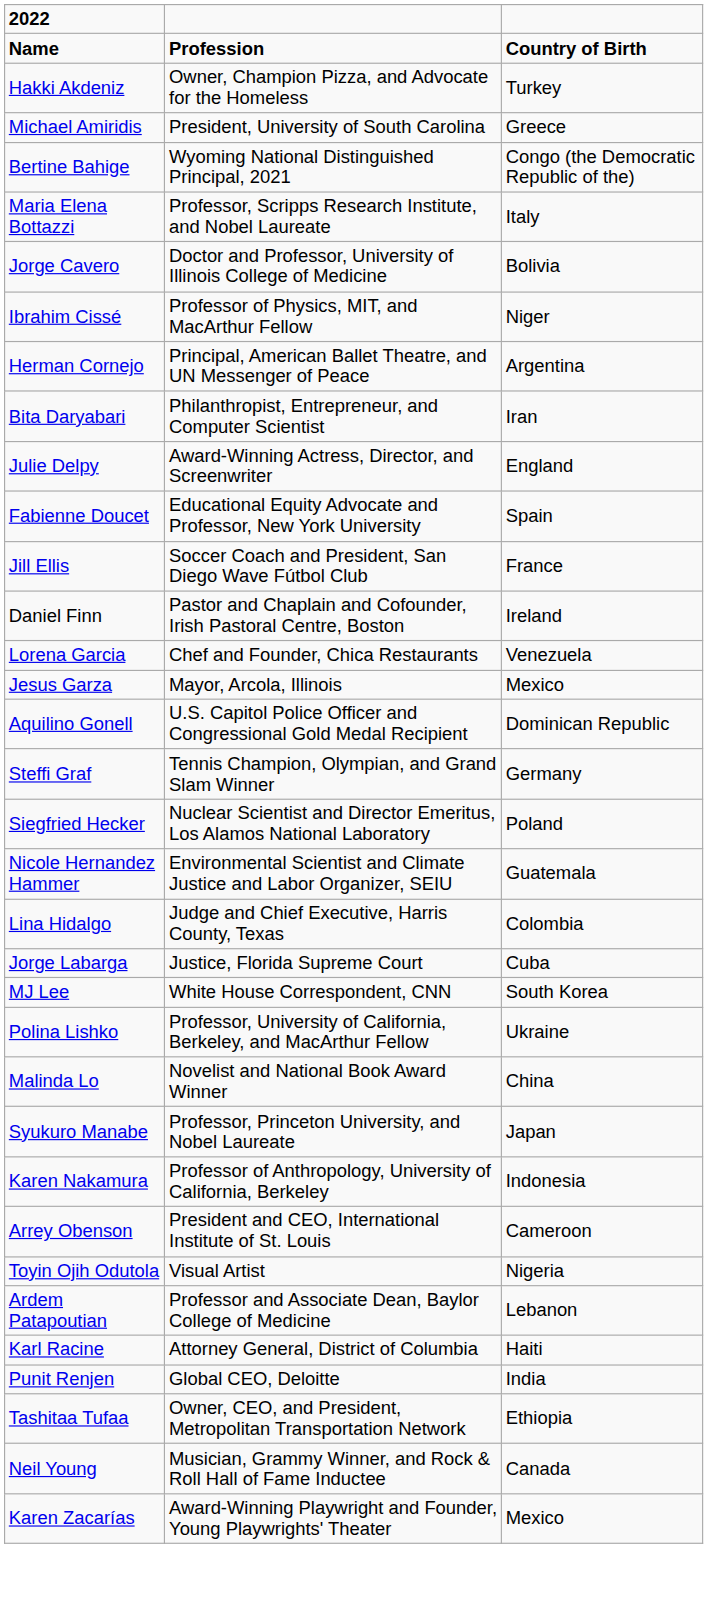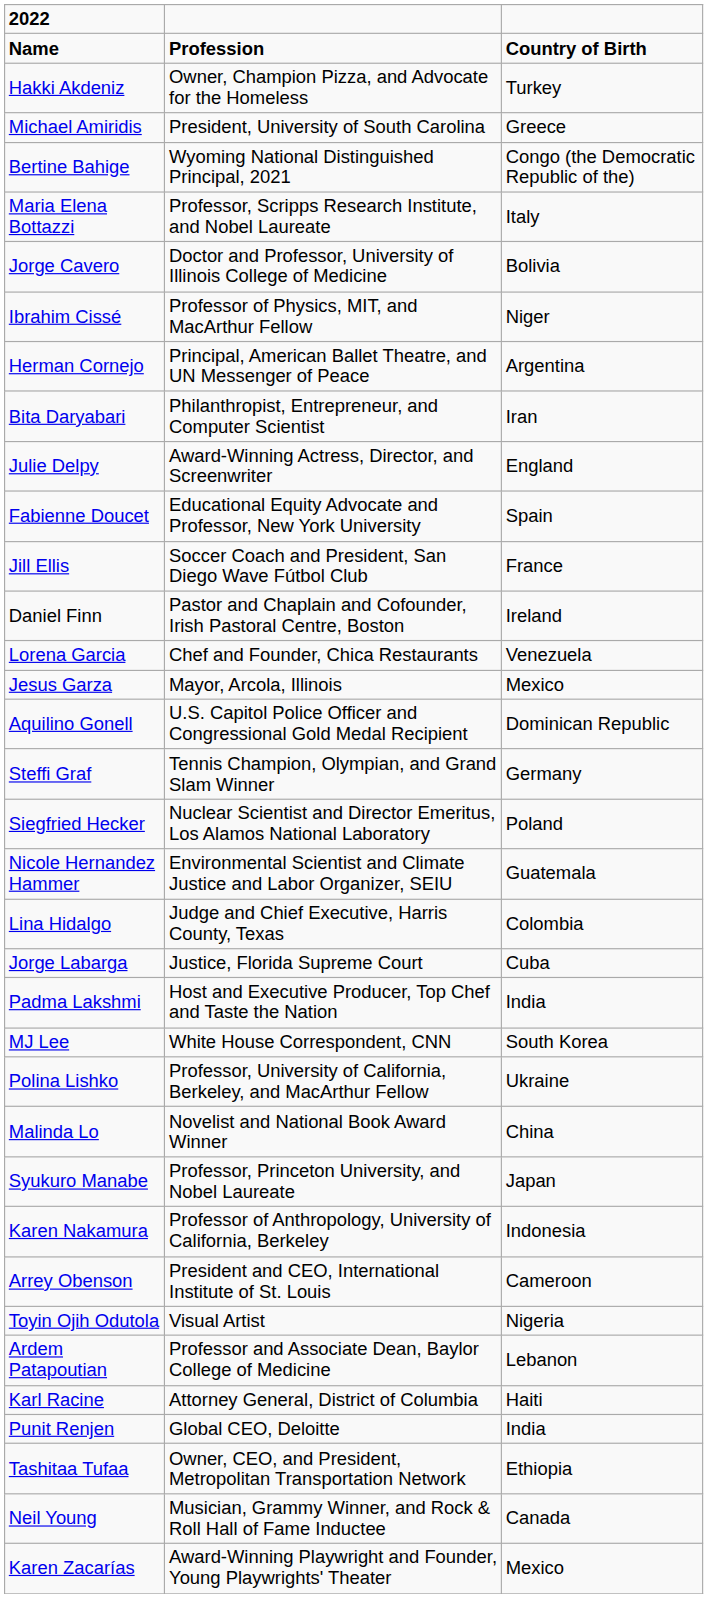+ row: (75, 1002)
